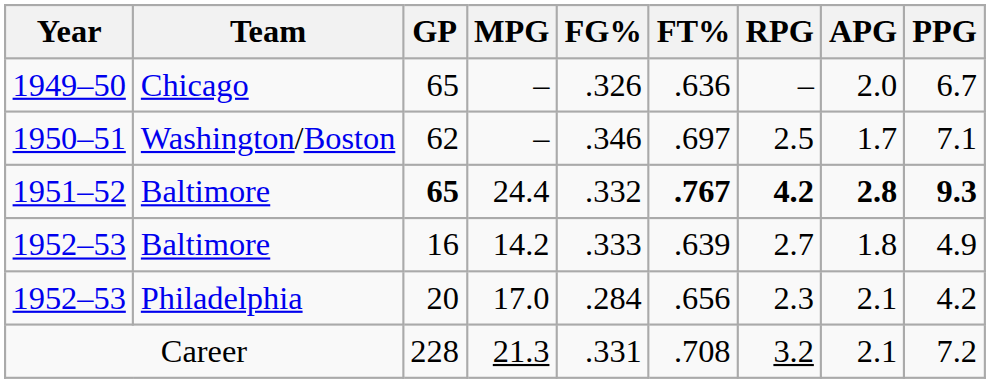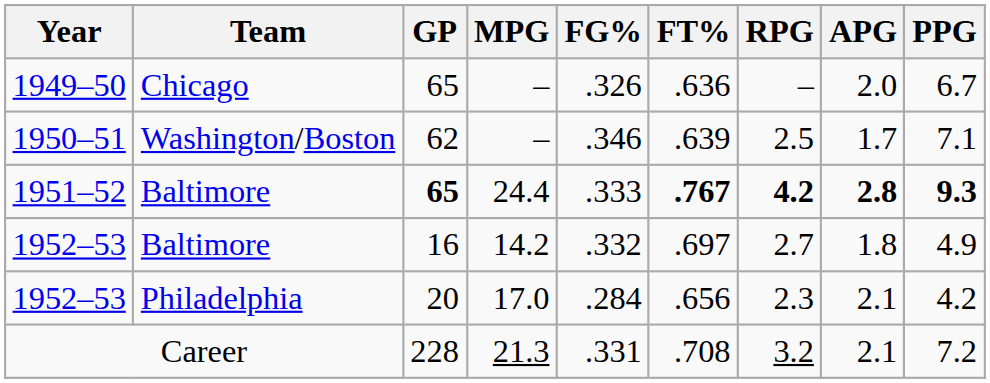(702, 138) .697 -> (702, 138) .639
(613, 191) .332 -> (613, 191) .333
(613, 244) .333 -> (613, 244) .332
(702, 244) .639 -> (702, 244) .697
